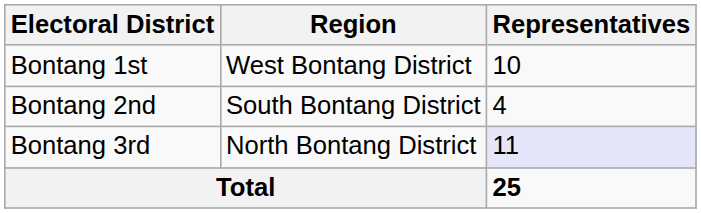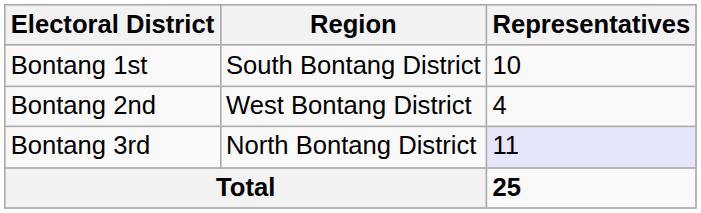(349, 65) West Bontang District -> (353, 65) South Bontang District
(353, 106) South Bontang District -> (349, 106) West Bontang District
